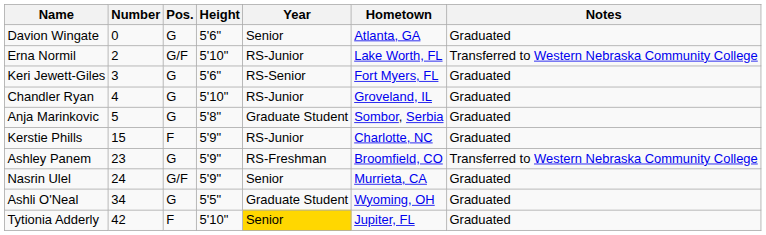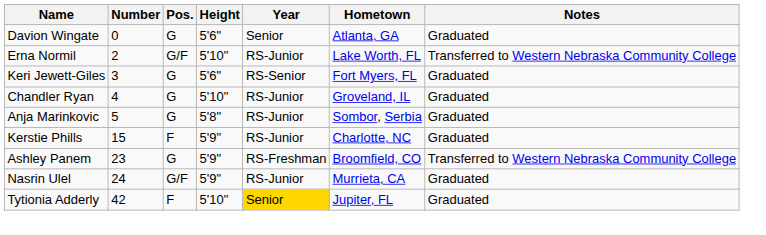(297, 117) Graduate Student -> (275, 117) RS-Junior
(265, 179) Senior -> (275, 179) RS-Junior
- row: (43, 199)
